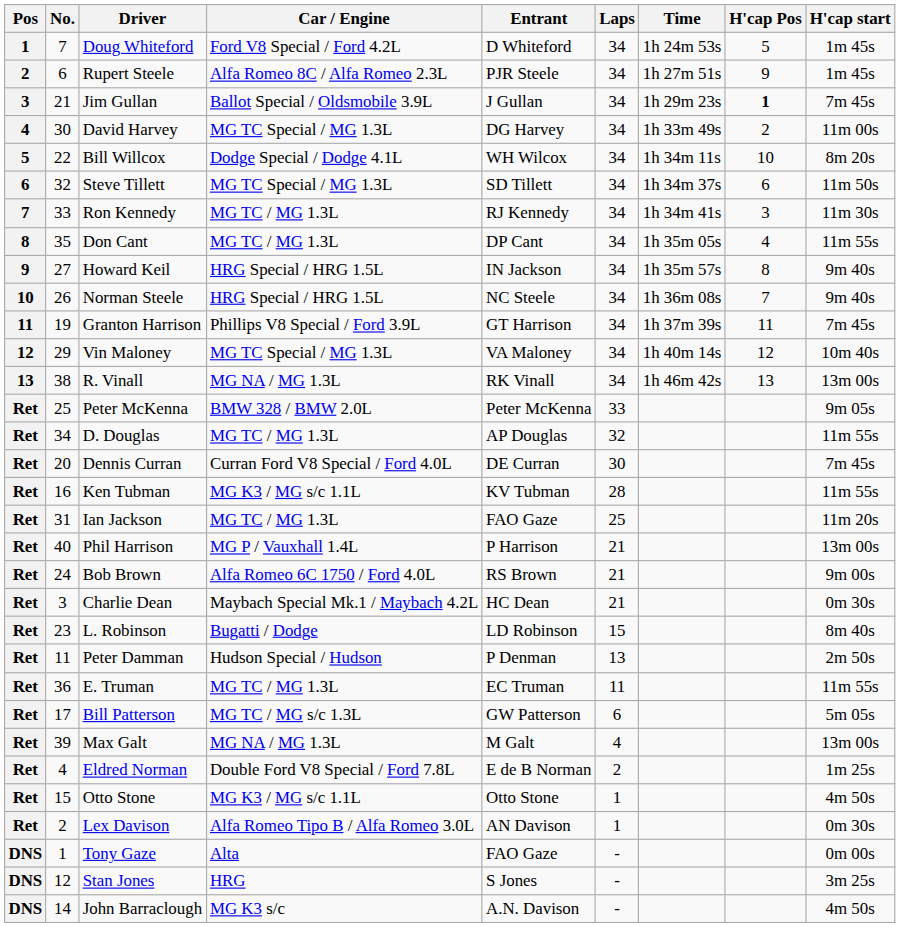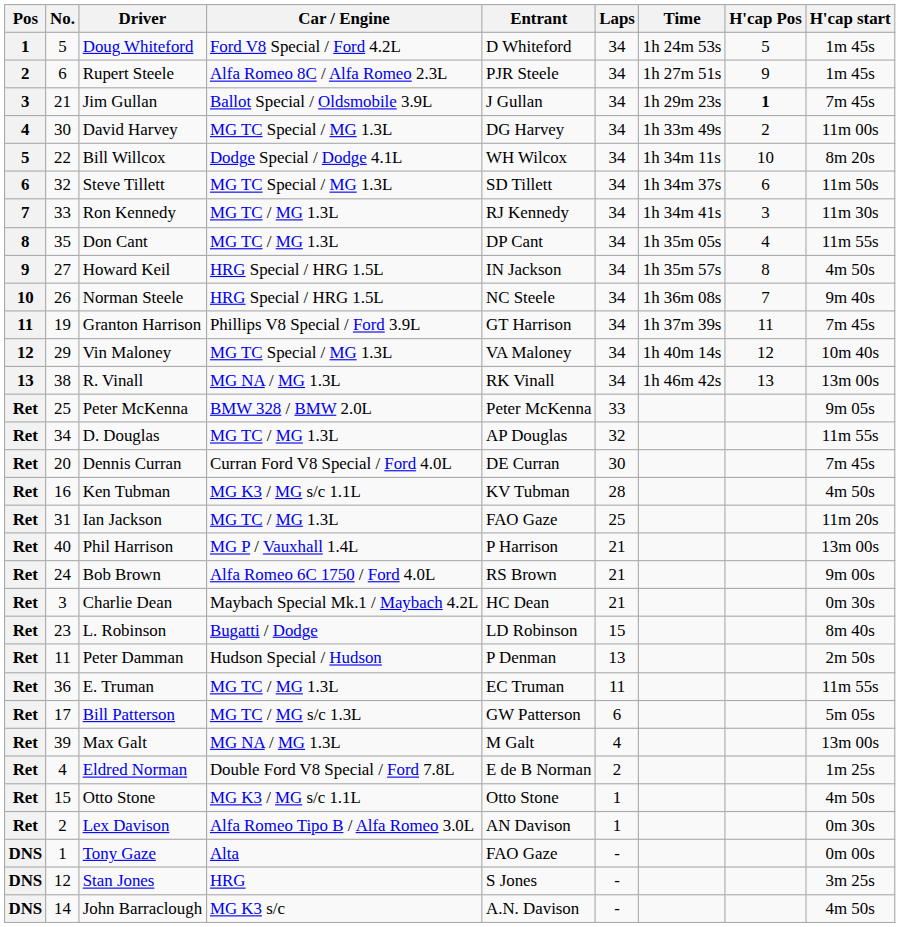(62, 46) 7 -> (62, 46) 5
(850, 268) 9m 40s -> (850, 268) 4m 50s
(850, 491) 11m 55s -> (850, 491) 4m 50s
